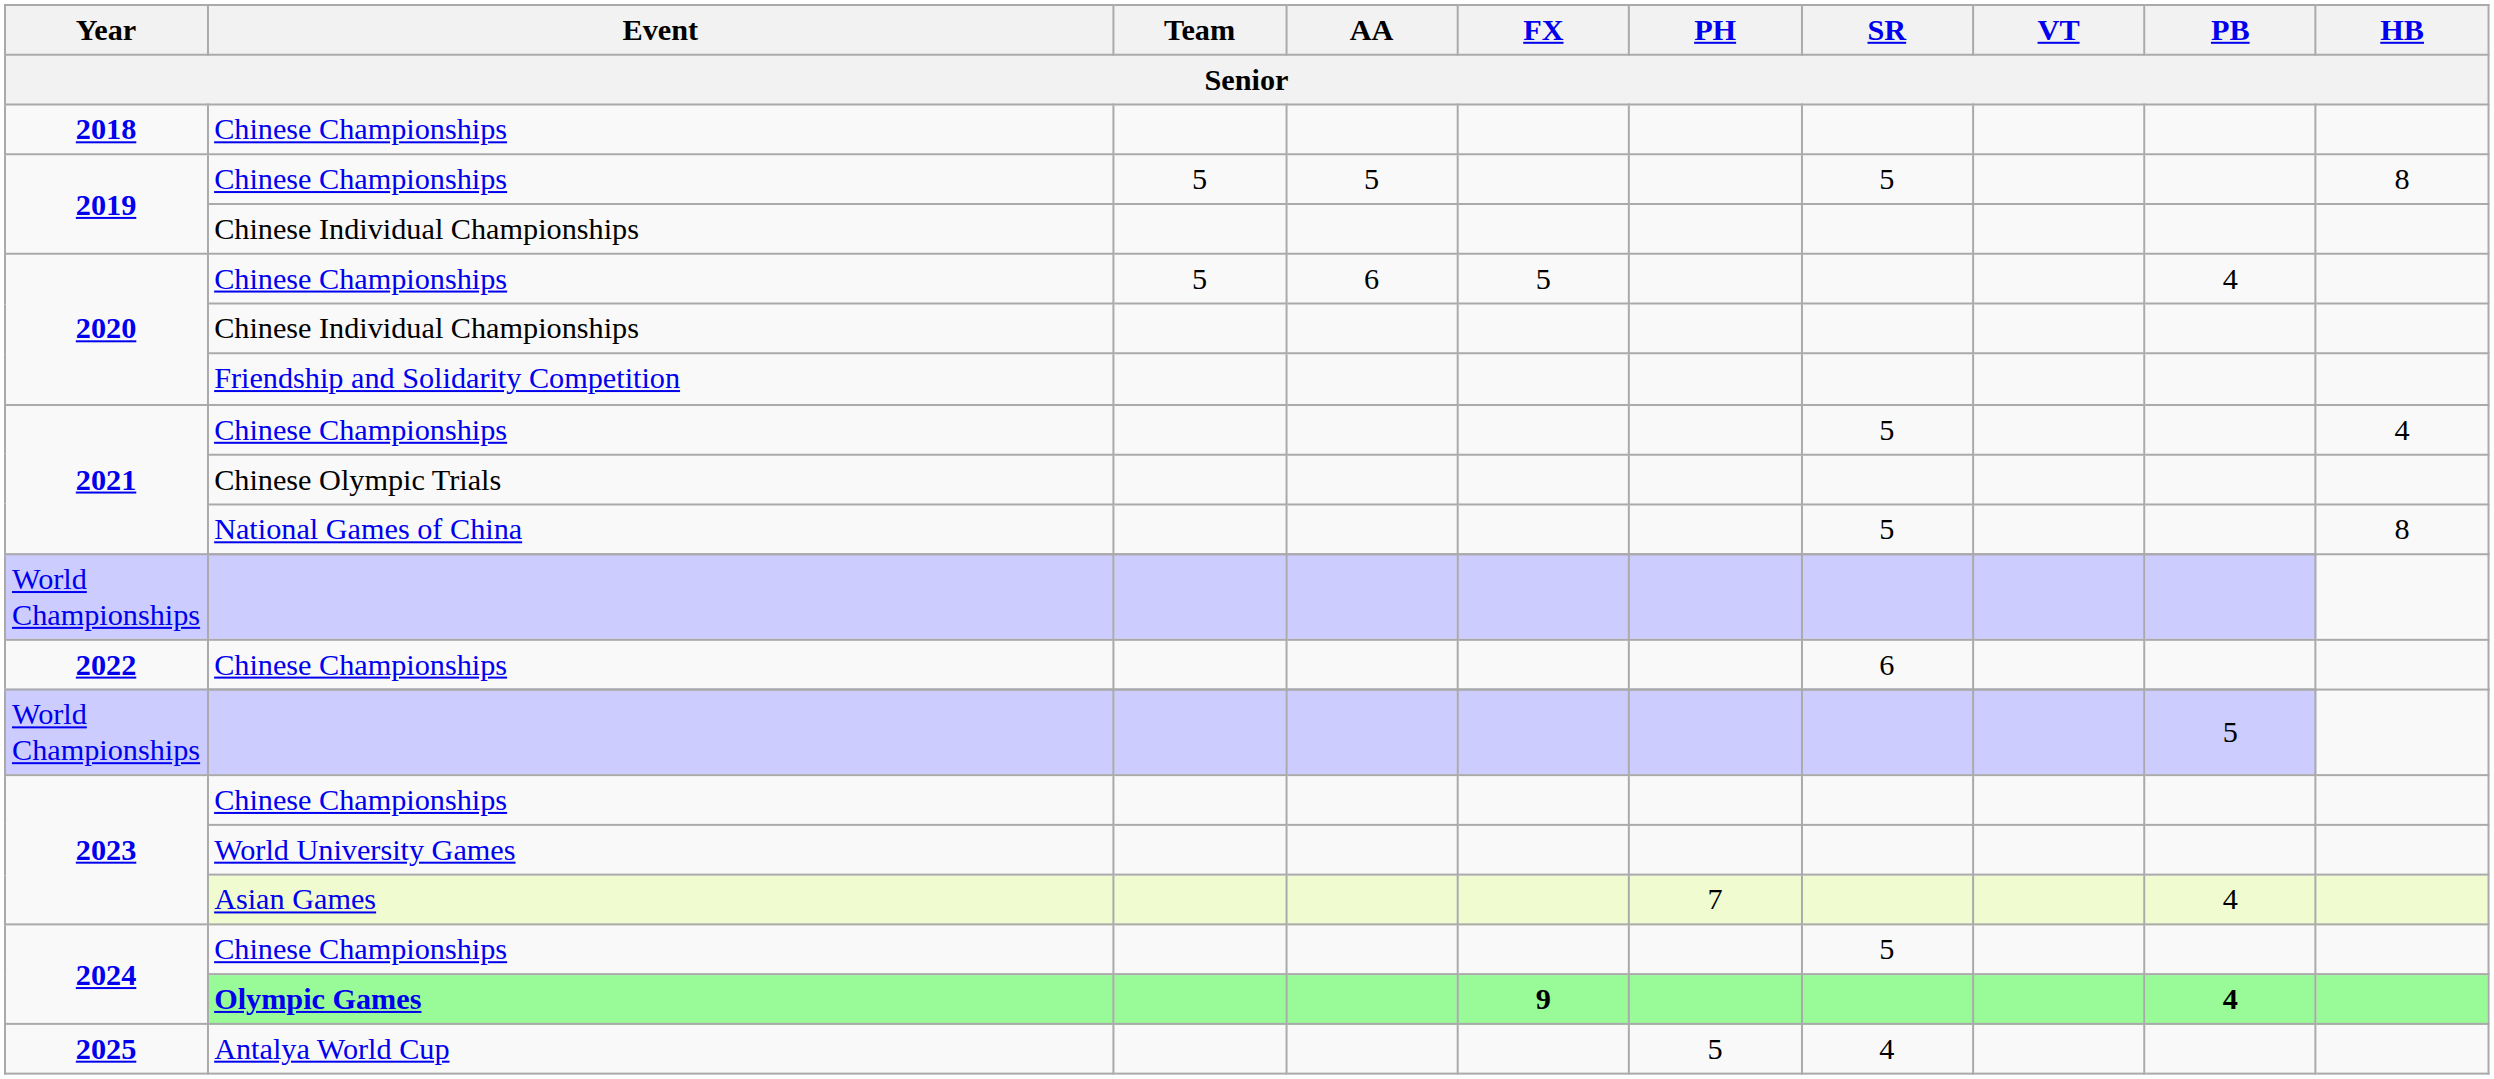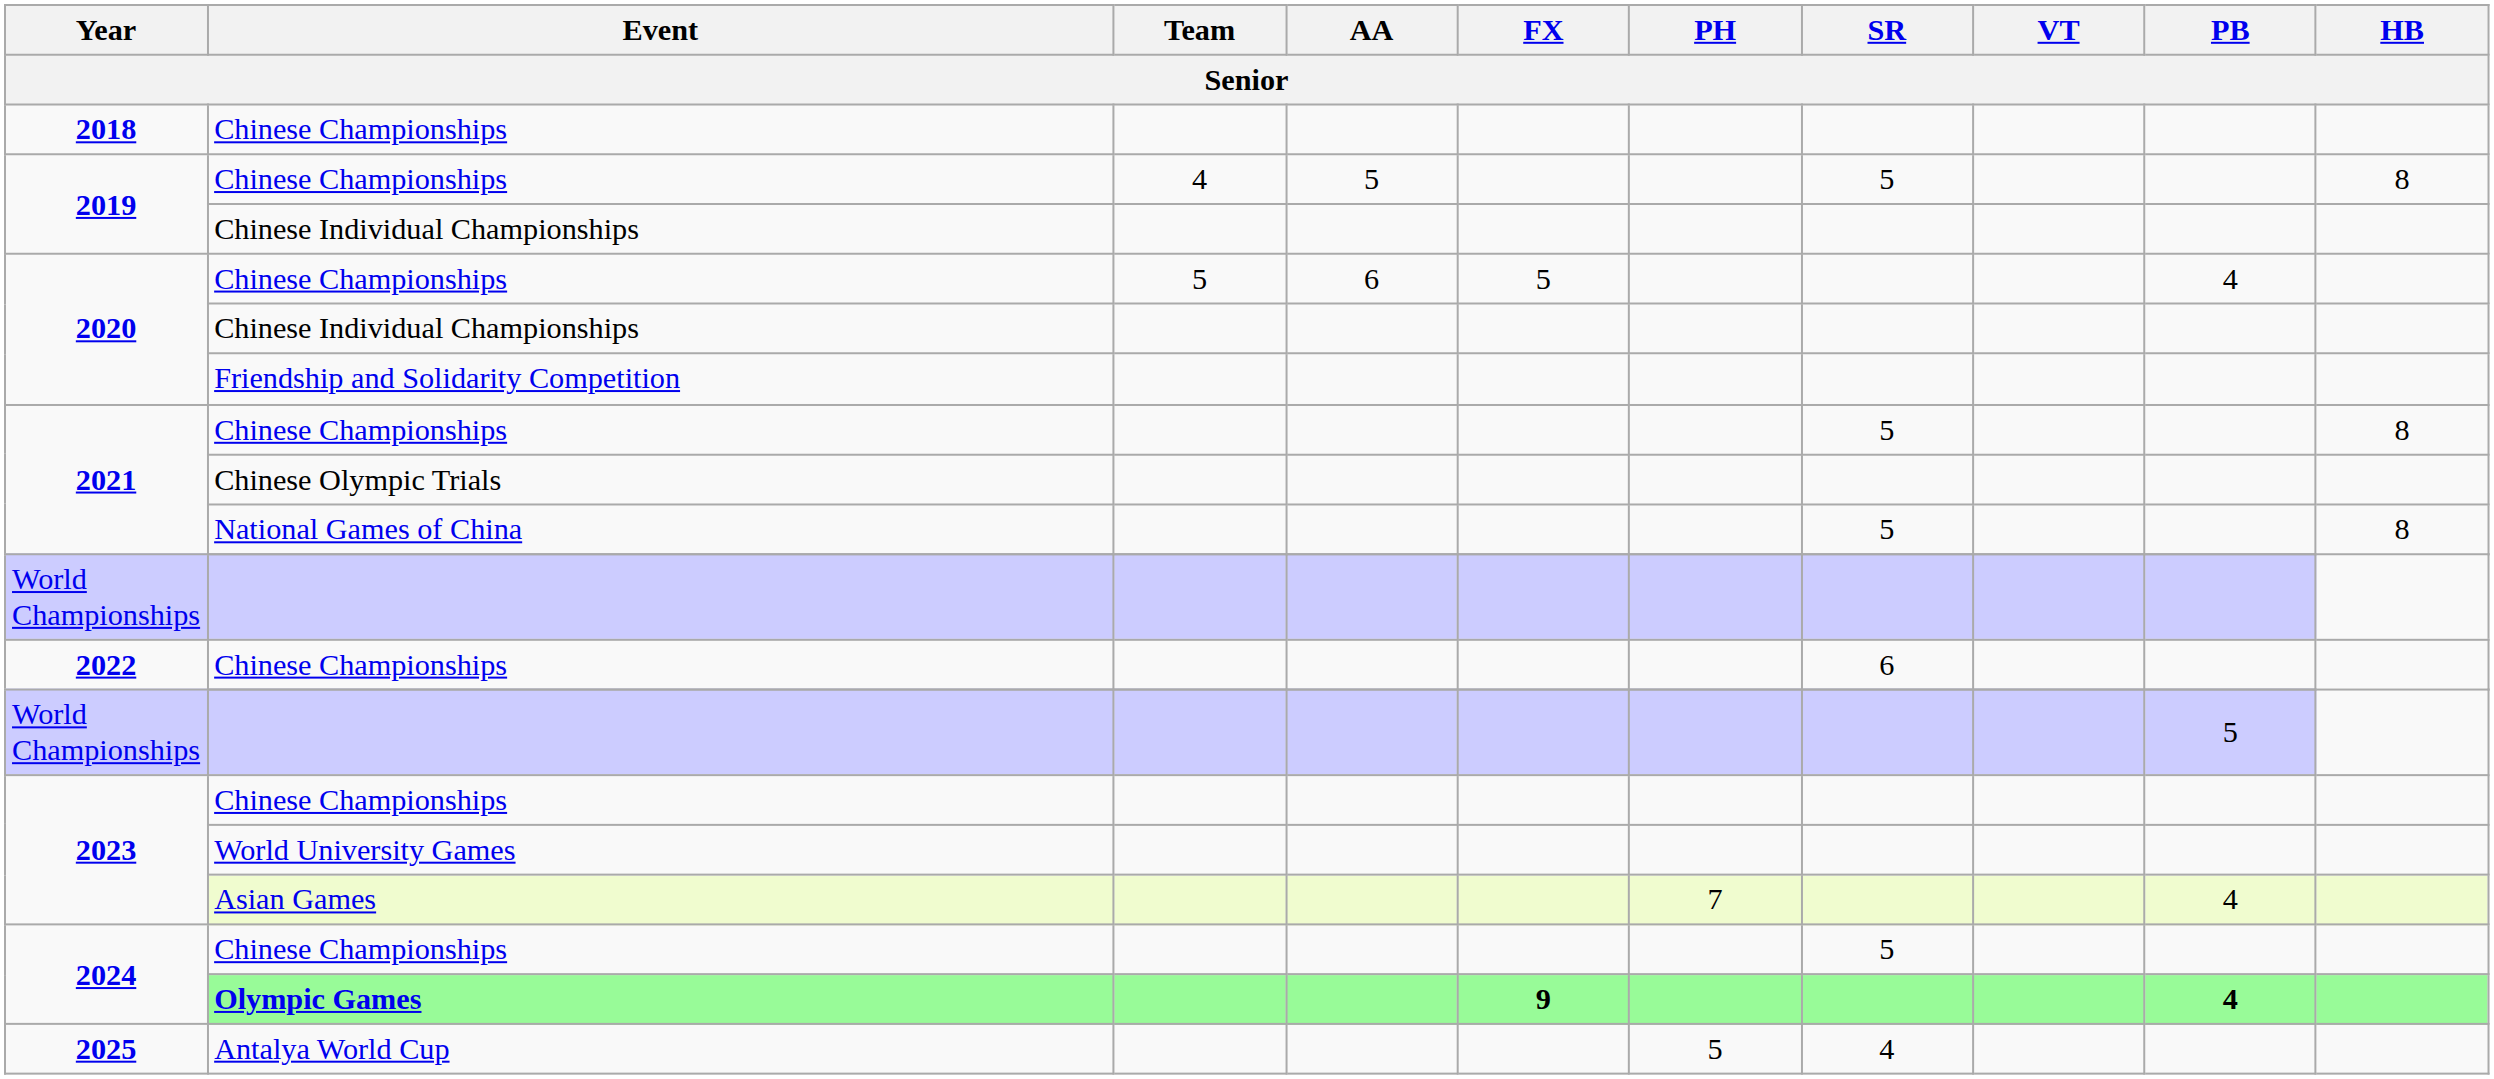(1200, 179) 5 -> (1200, 179) 4
(2402, 428) 4 -> (2402, 428) 8
